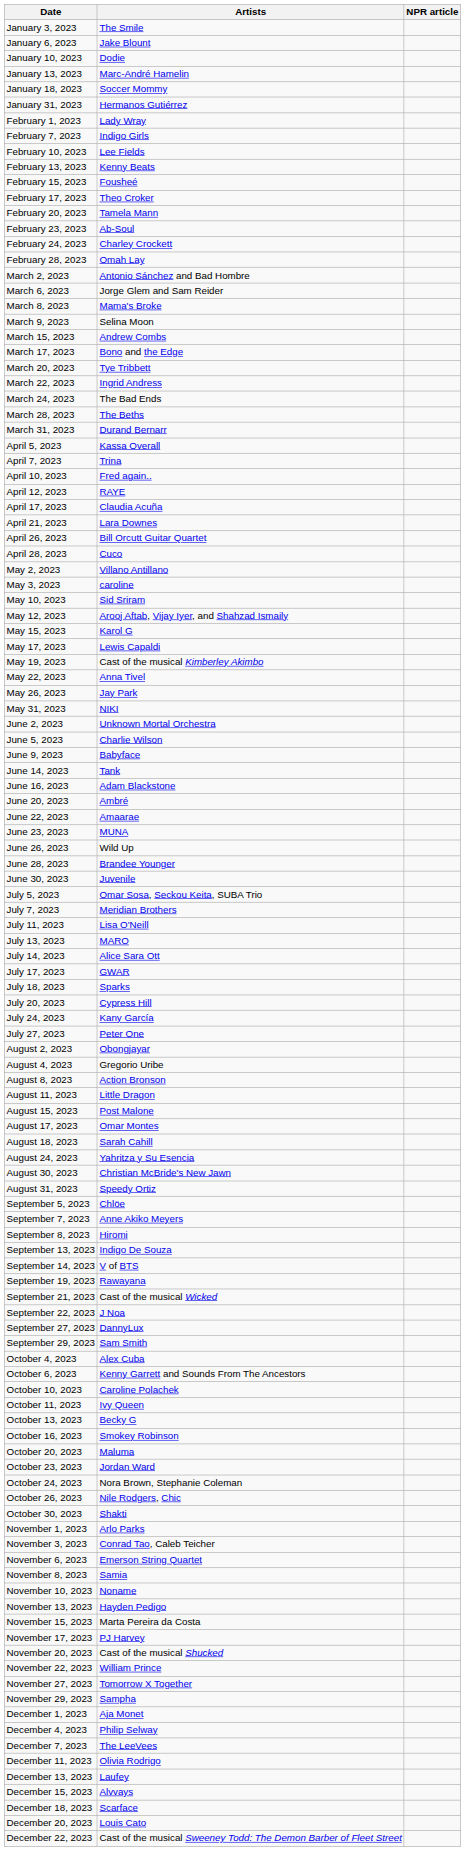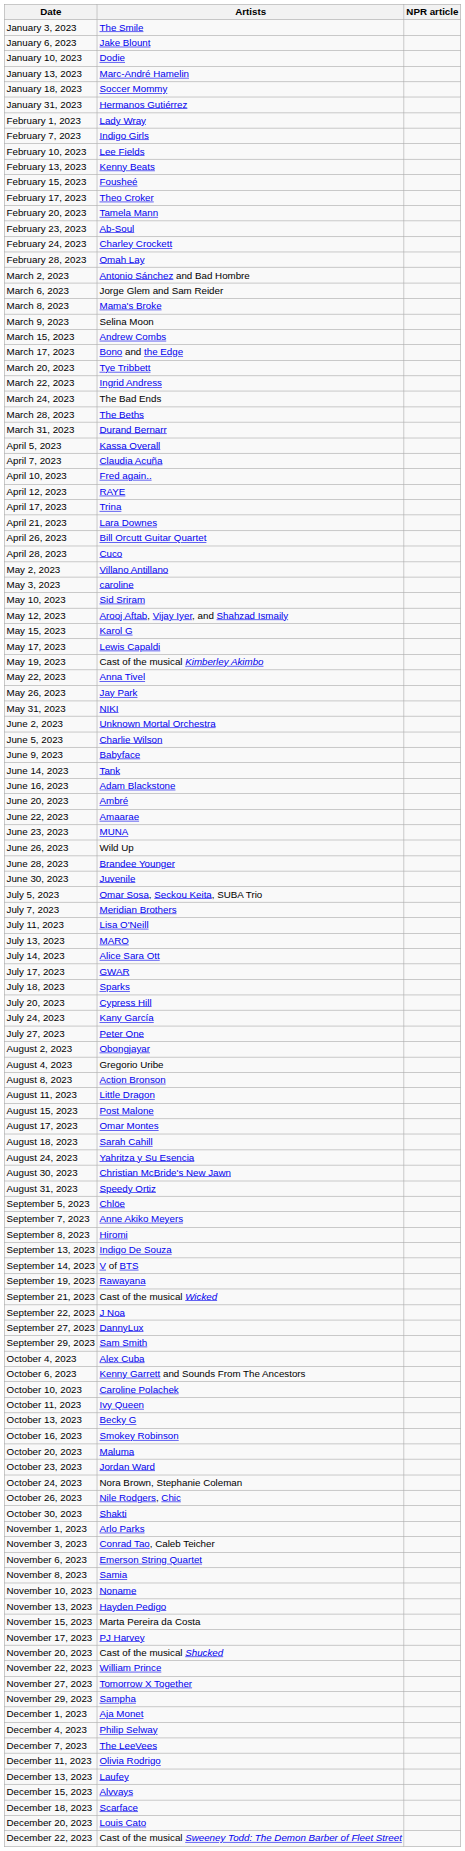(110, 461) Trina -> (131, 461) Claudia Acuña
(131, 507) Claudia Acuña -> (110, 507) Trina
